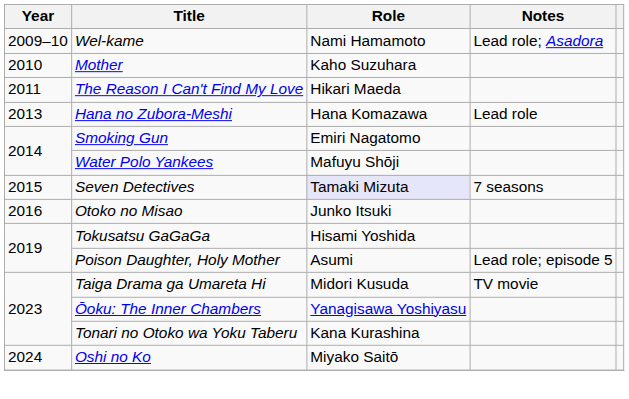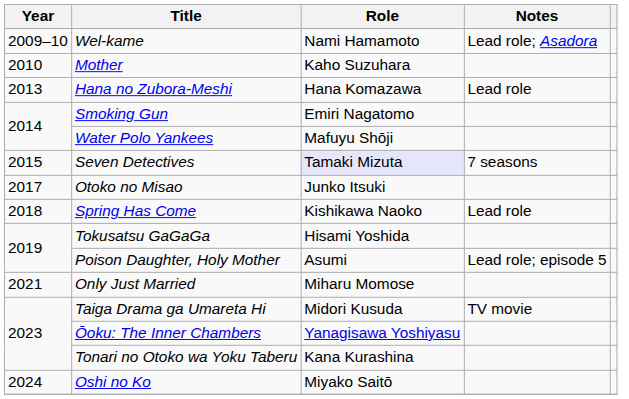- row: (189, 89)
(25, 211) 2016 -> (25, 187) 2017
+ row: (136, 211)
+ row: (135, 284)
